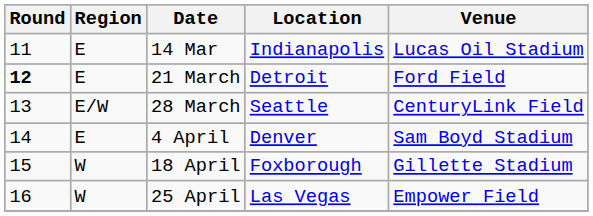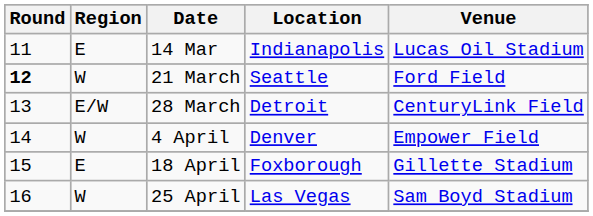(80, 78) E -> (80, 78) W
(289, 78) Detroit -> (289, 78) Seattle
(289, 108) Seattle -> (289, 108) Detroit
(80, 137) E -> (80, 137) W
(483, 137) Sam Boyd Stadium -> (466, 137) Empower Field
(80, 167) W -> (80, 167) E
(466, 196) Empower Field -> (483, 196) Sam Boyd Stadium
